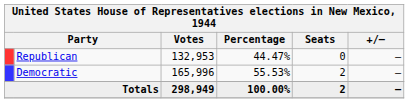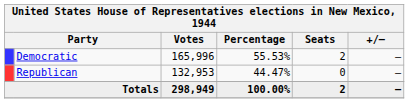rows swapped: (47, 73) <-> (47, 57)
